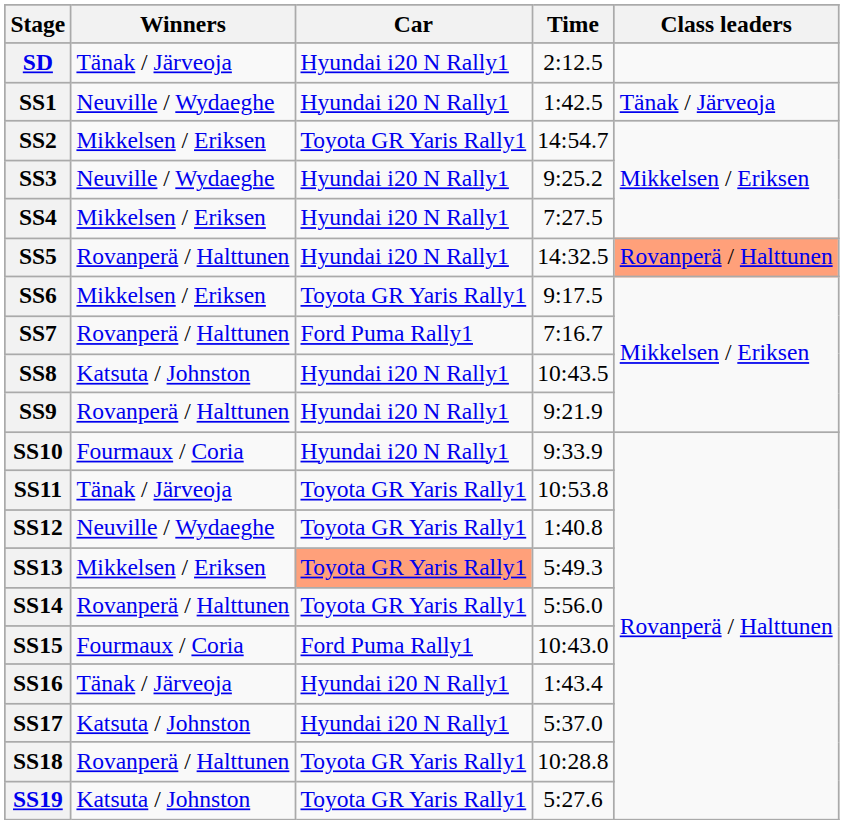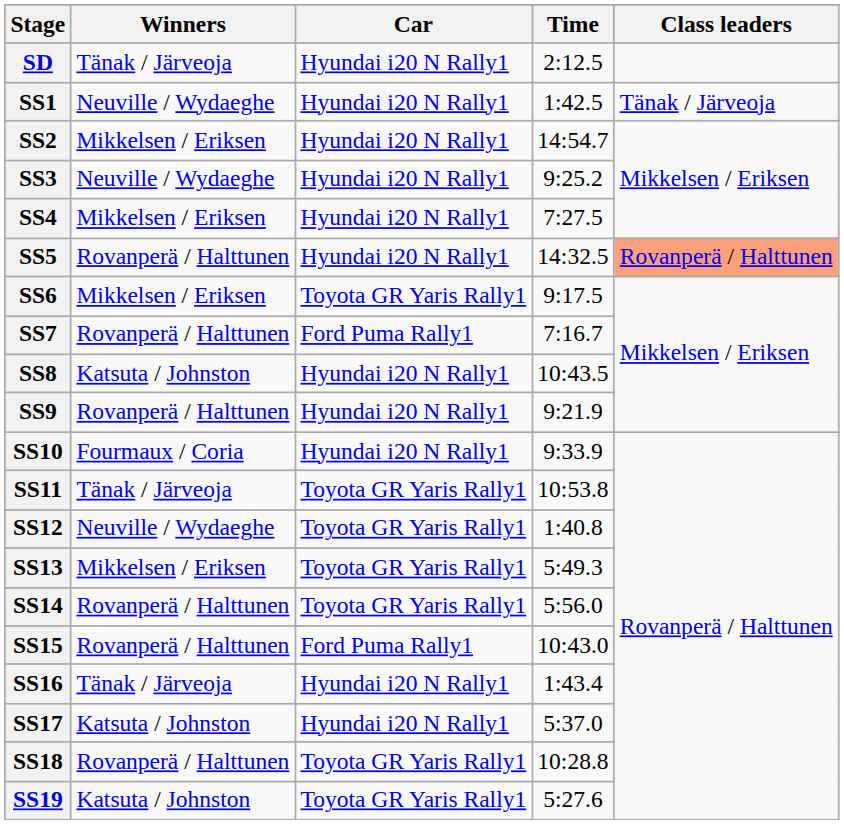(413, 139) Toyota GR Yaris Rally1 -> (405, 139) Hyundai i20 N Rally1
(413, 566) lightsalmon background -> (413, 566) no background
(160, 644) Fourmaux / Coria -> (183, 644) Rovanperä / Halttunen
